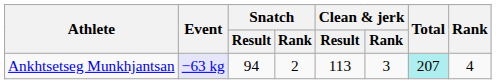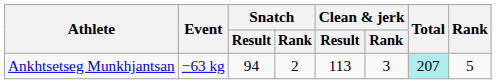(203, 66) lavender background -> (203, 66) no background
(470, 66) 4 -> (470, 66) 5
